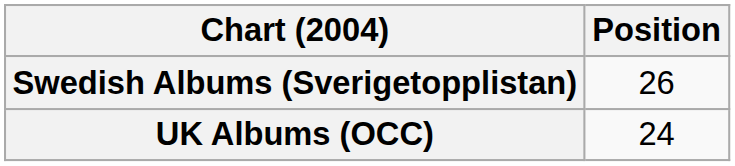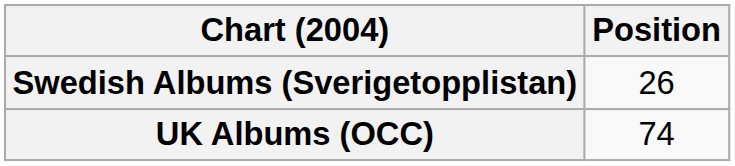(657, 133) 24 -> (657, 133) 74
